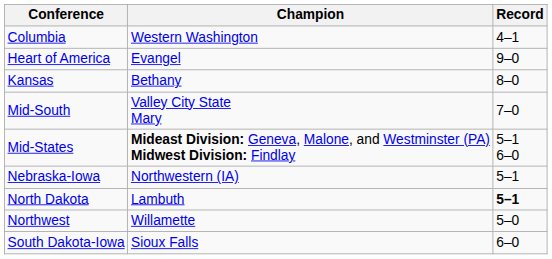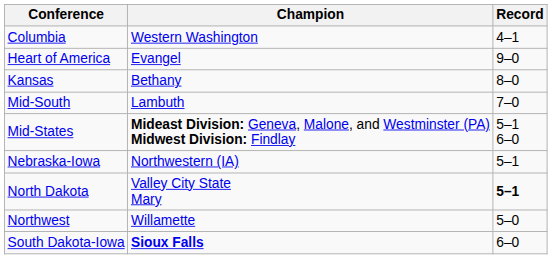(181, 110) Valley City State Mary -> (158, 102) Lambuth
(158, 199) Lambuth -> (181, 191) Valley City State Mary
(165, 242) normal -> (167, 242) bold
